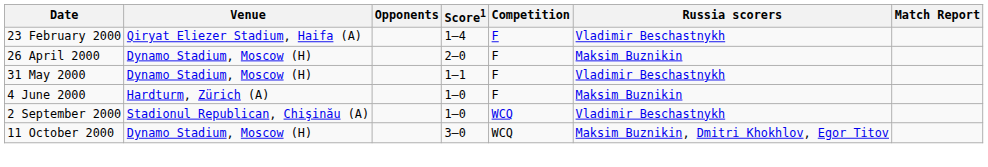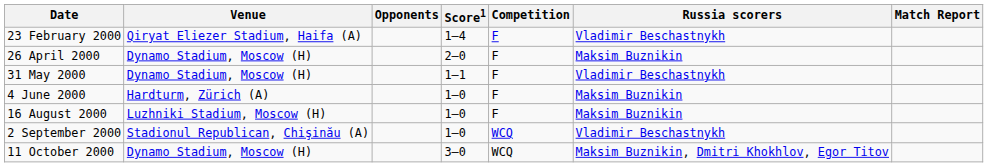+ row: (57, 114)
